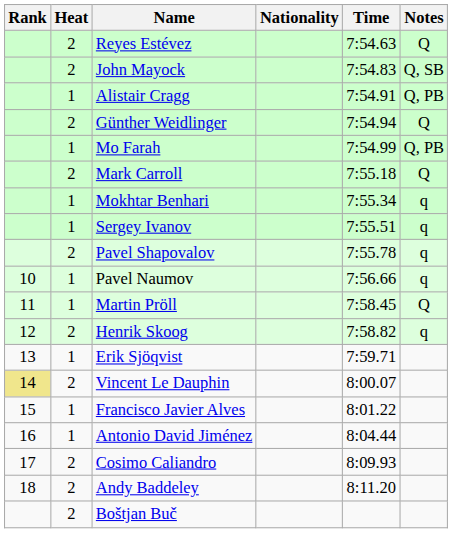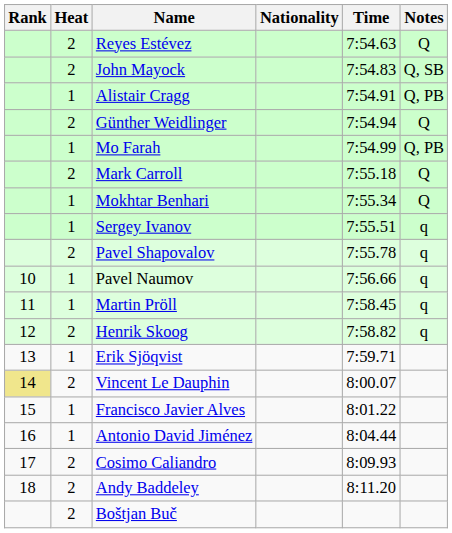(424, 200) q -> (424, 200) Q
(424, 305) Q -> (424, 305) q
